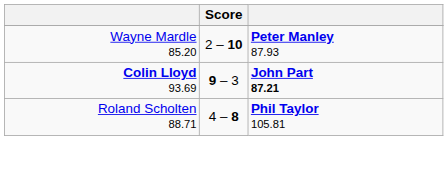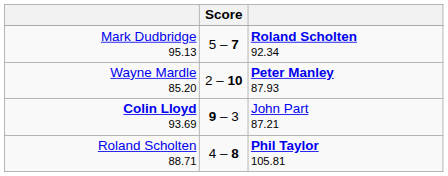+ row: (149, 44)
(282, 80) bold -> (280, 116) normal
